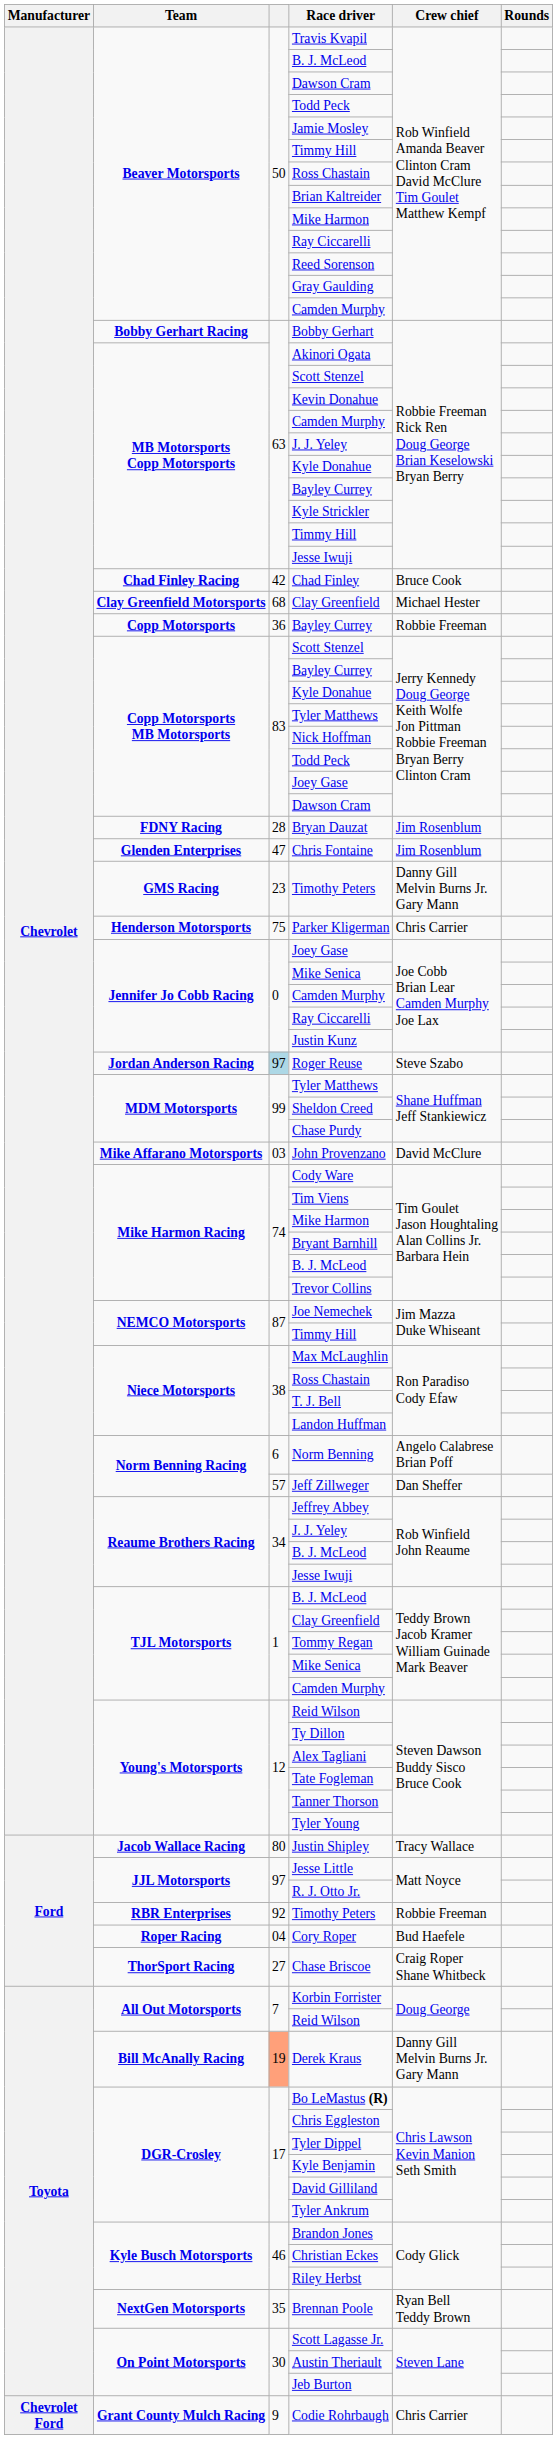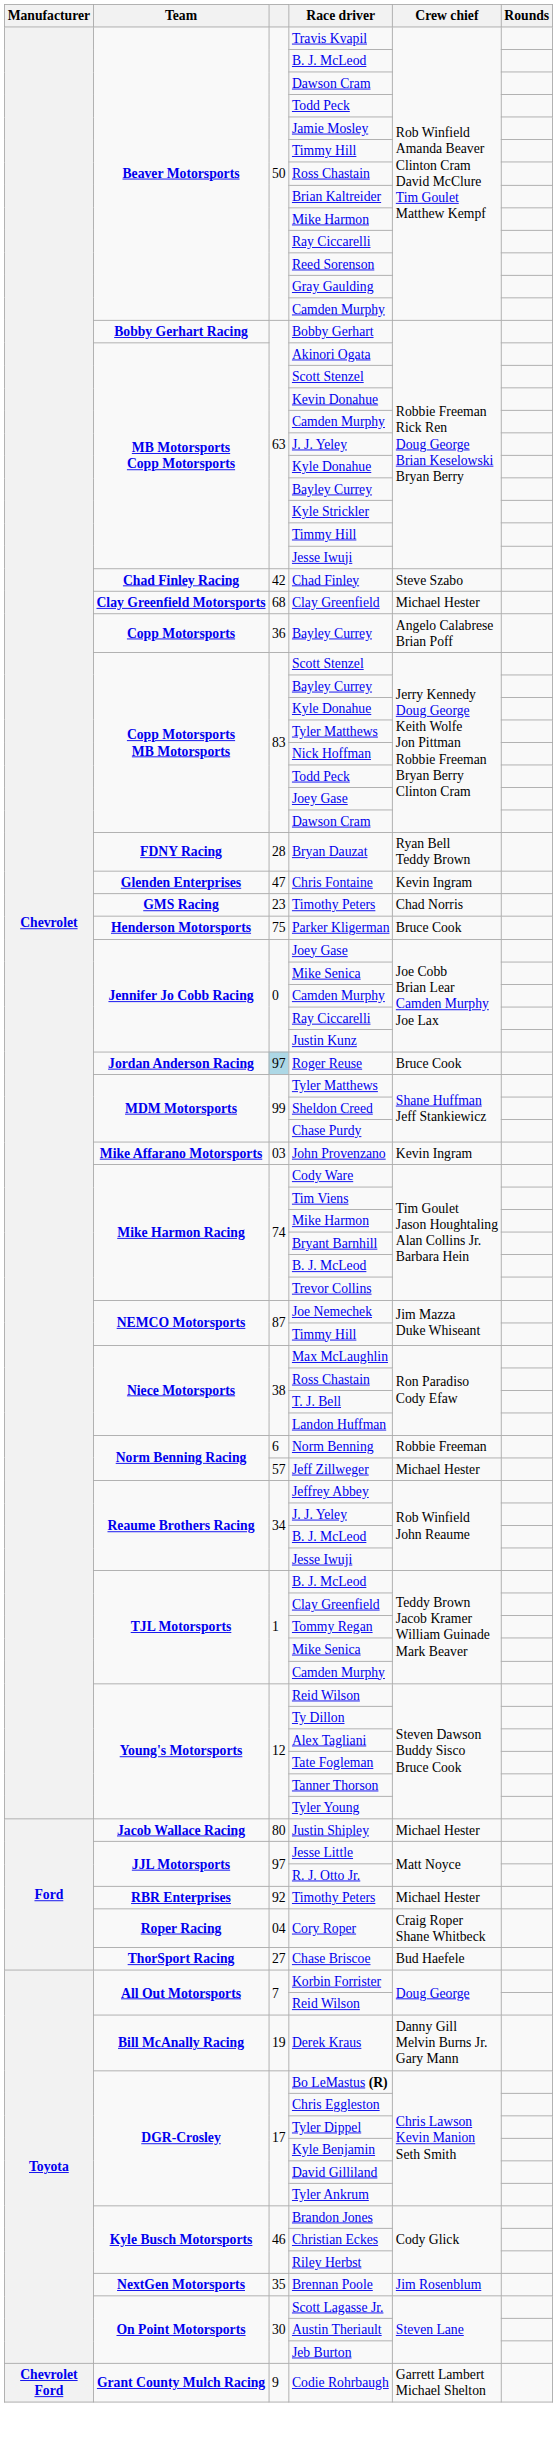(429, 579) Bruce Cook -> (429, 579) Steve Szabo
(441, 624) Robbie Freeman -> (445, 633) Angelo Calabrese Brian Poff
(439, 827) Jim Rosenblum -> (433, 852) Ryan Bell Teddy Brown
(439, 850) Jim Rosenblum -> (434, 882) Kevin Ingram
(442, 889) Danny Gill Melvin Burns Jr. Gary Mann -> (429, 905) Chad Norris
(432, 928) Chris Carrier -> (429, 928) Bruce Cook
(429, 1063) Steve Szabo -> (429, 1063) Bruce Cook
(439, 1153) David McClure -> (434, 1153) Kevin Ingram
(445, 1454) Angelo Calabrese Brian Poff -> (441, 1446) Robbie Freeman
(429, 1485) Dan Sheffer -> (438, 1469) Michael Hester
(435, 1846) Tracy Wallace -> (438, 1830) Michael Hester
(441, 1914) Robbie Freeman -> (438, 1897) Michael Hester
(430, 1936) Bud Haefele -> (441, 1928) Craig Roper Shane Whitbeck
(441, 1967) Craig Roper Shane Whitbeck -> (430, 1959) Bud Haefele
(279, 2059) lightsalmon background -> (279, 2043) no background
(433, 2309) Ryan Bell Teddy Brown -> (439, 2284) Jim Rosenblum
(432, 2415) Chris Carrier -> (441, 2383) Garrett Lambert Michael Shelton
